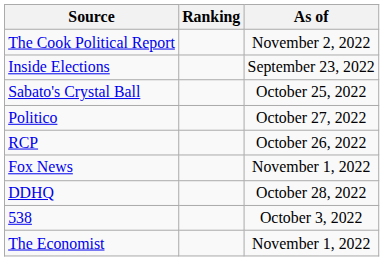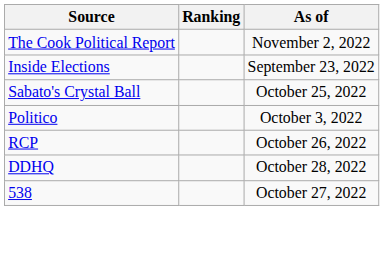(311, 117) October 27, 2022 -> (311, 117) October 3, 2022
- row: (40, 167)
(311, 218) October 3, 2022 -> (311, 192) October 27, 2022
- row: (56, 243)
